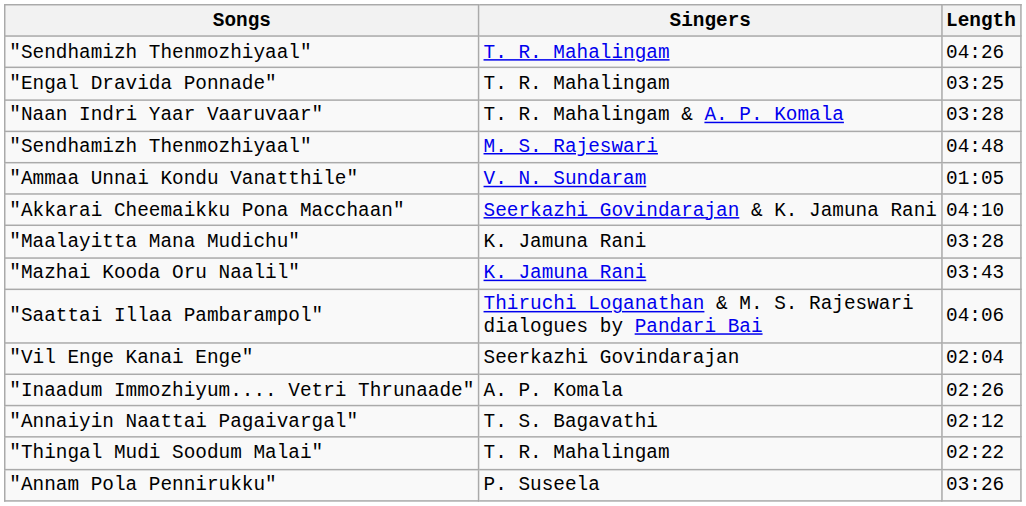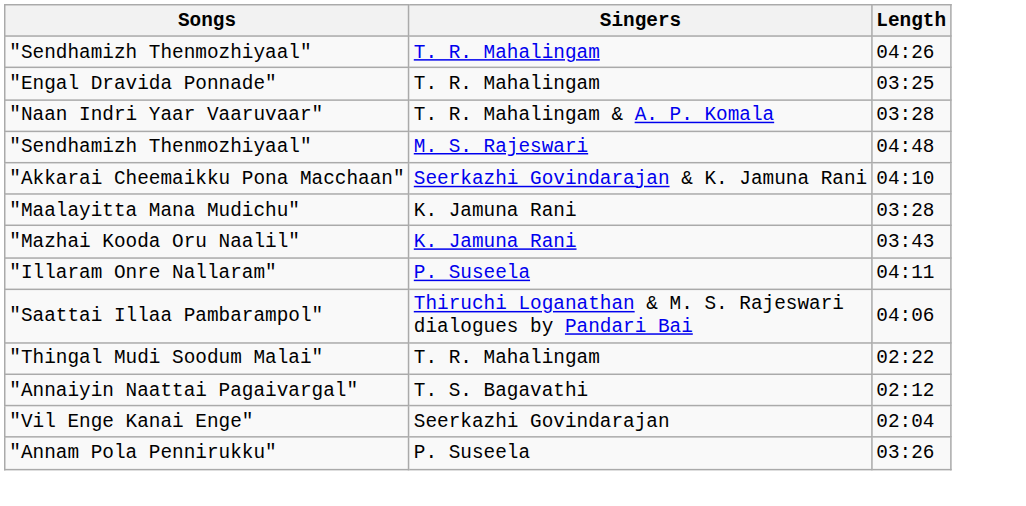- row: (184, 178)
+ row: (143, 273)
rows swapped: (166, 453) <-> (131, 359)
- row: (242, 390)
